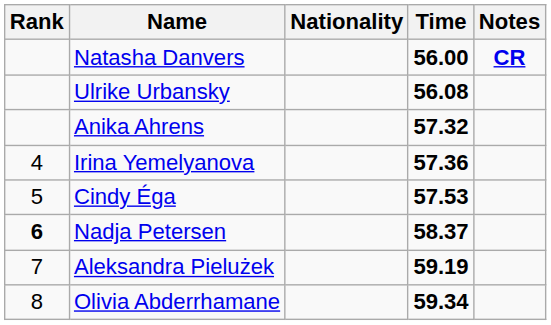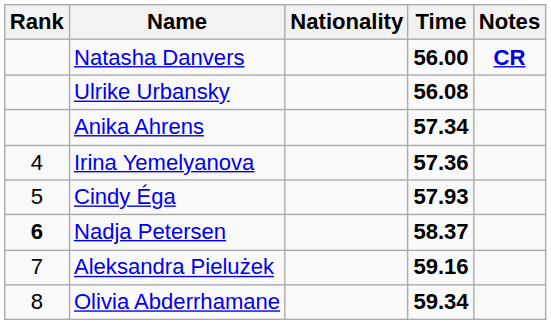(441, 127) 57.32 -> (441, 127) 57.34
(441, 197) 57.53 -> (441, 197) 57.93
(441, 267) 59.19 -> (441, 267) 59.16
